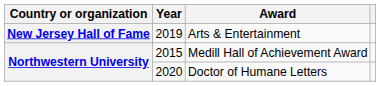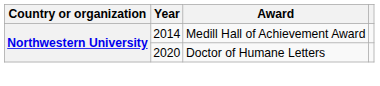- row: (244, 33)
(169, 53) 2015 -> (167, 33) 2014
